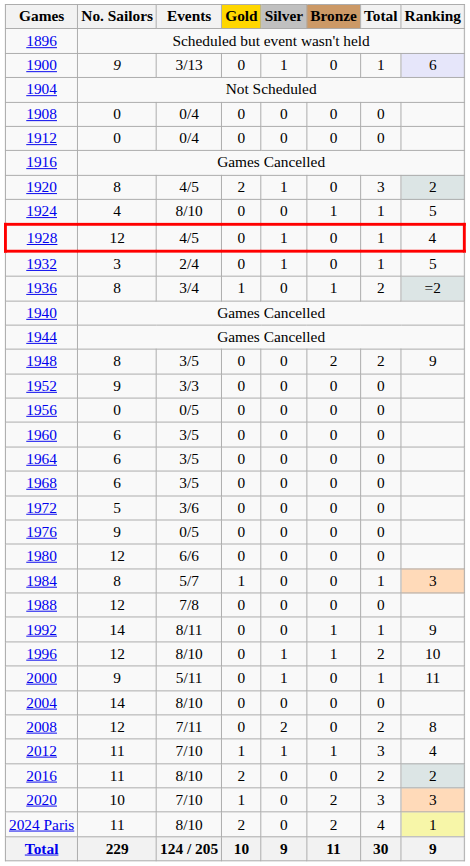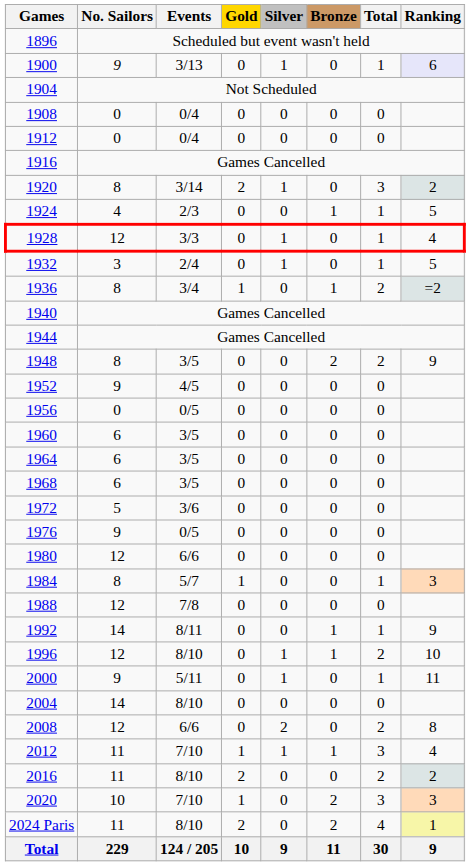(189, 187) 4/5 -> (189, 187) 3/14
(189, 211) 8/10 -> (189, 211) 2/3
(189, 237) 4/5 -> (189, 237) 3/3
(189, 385) 3/3 -> (189, 385) 4/5
(189, 726) 7/11 -> (189, 726) 6/6
